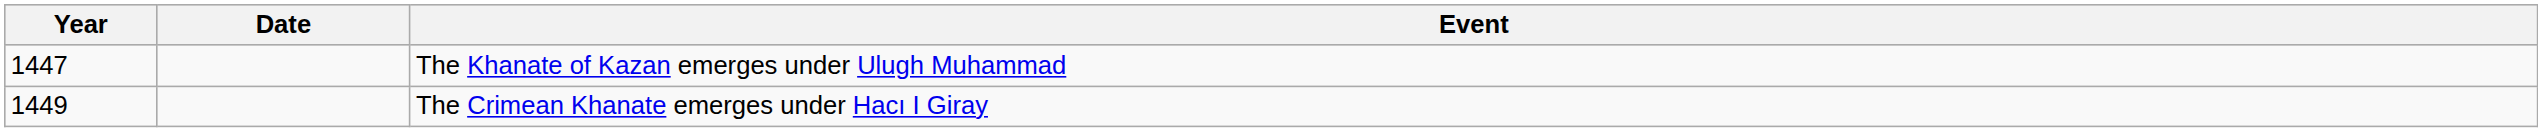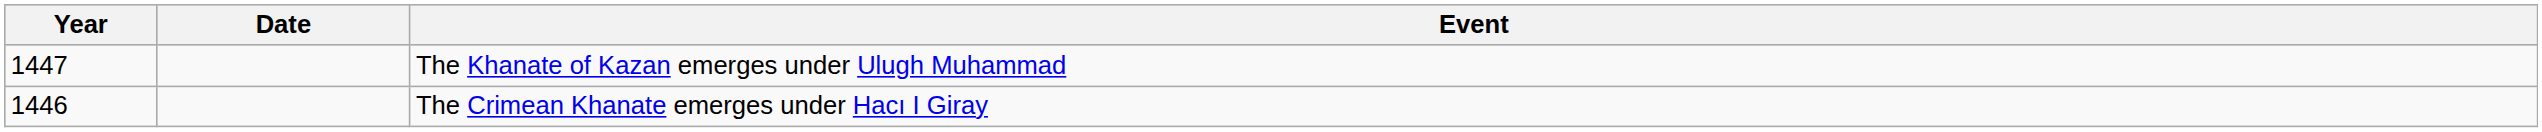(39, 106) 1449 -> (39, 106) 1446
